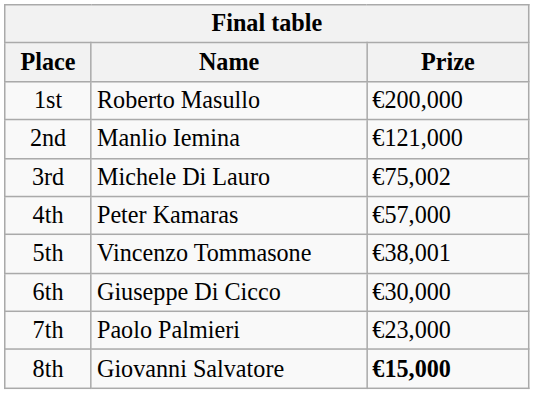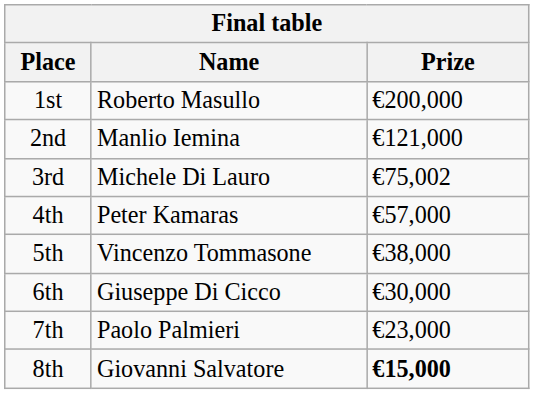(412, 253) €38,001 -> (412, 253) €38,000
